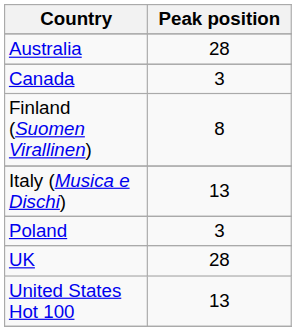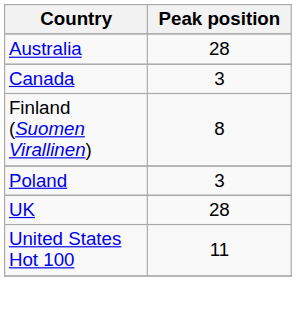- row: (69, 190)
(219, 300) 13 -> (219, 250) 11
